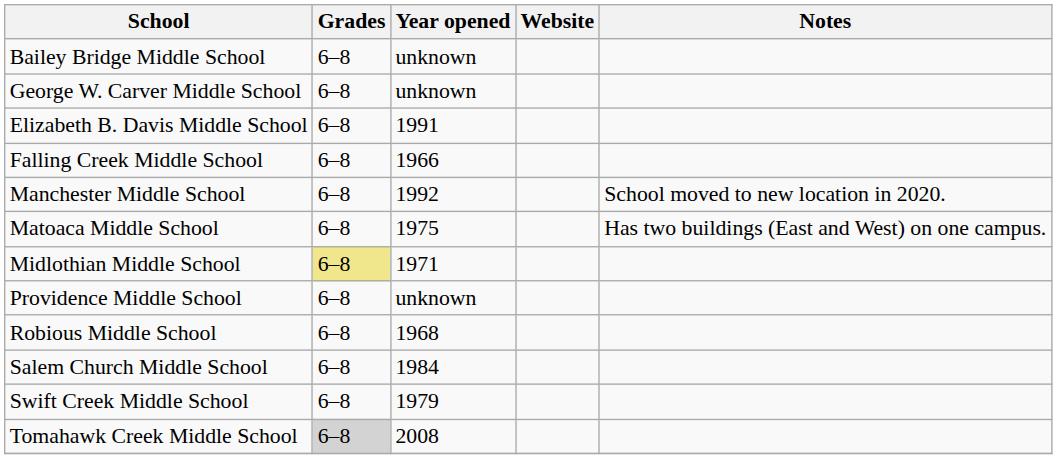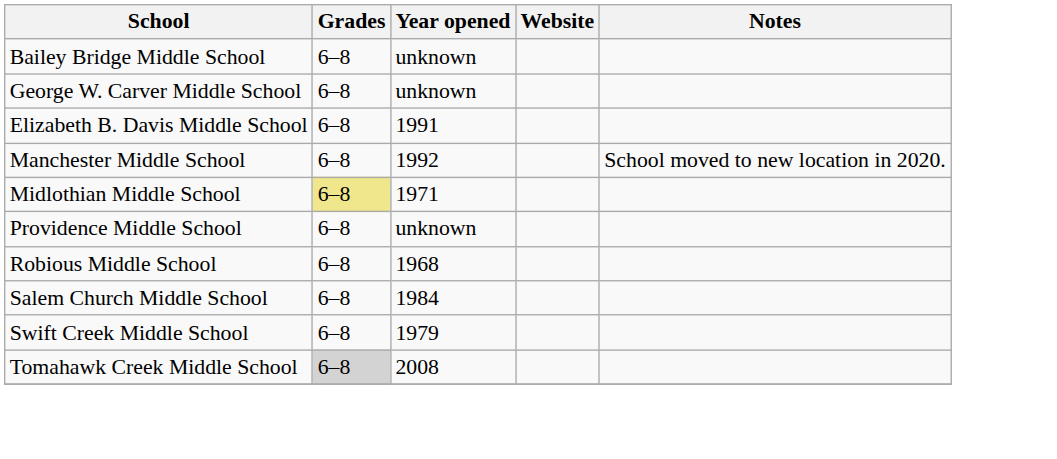- row: (136, 159)
- row: (114, 228)
